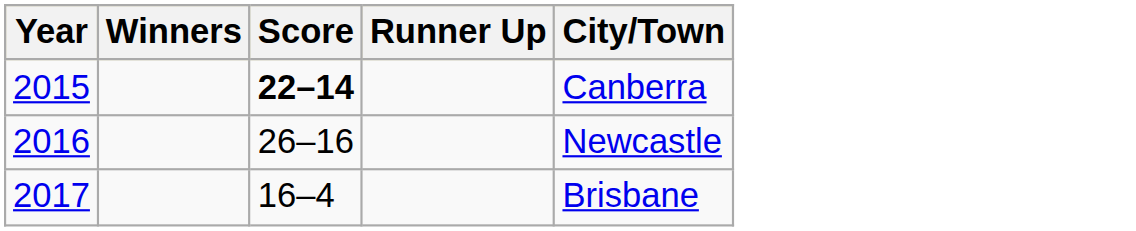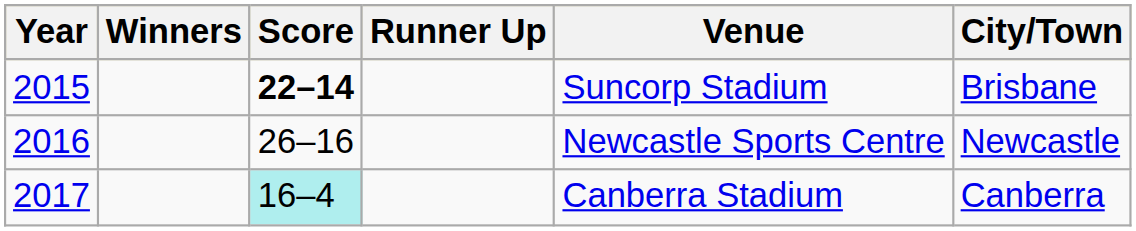+ column: (754, 31)
(635, 86) Canberra -> (1029, 86) Brisbane
(296, 196) no background -> (296, 196) paleturquoise background
(631, 196) Brisbane -> (1033, 196) Canberra
